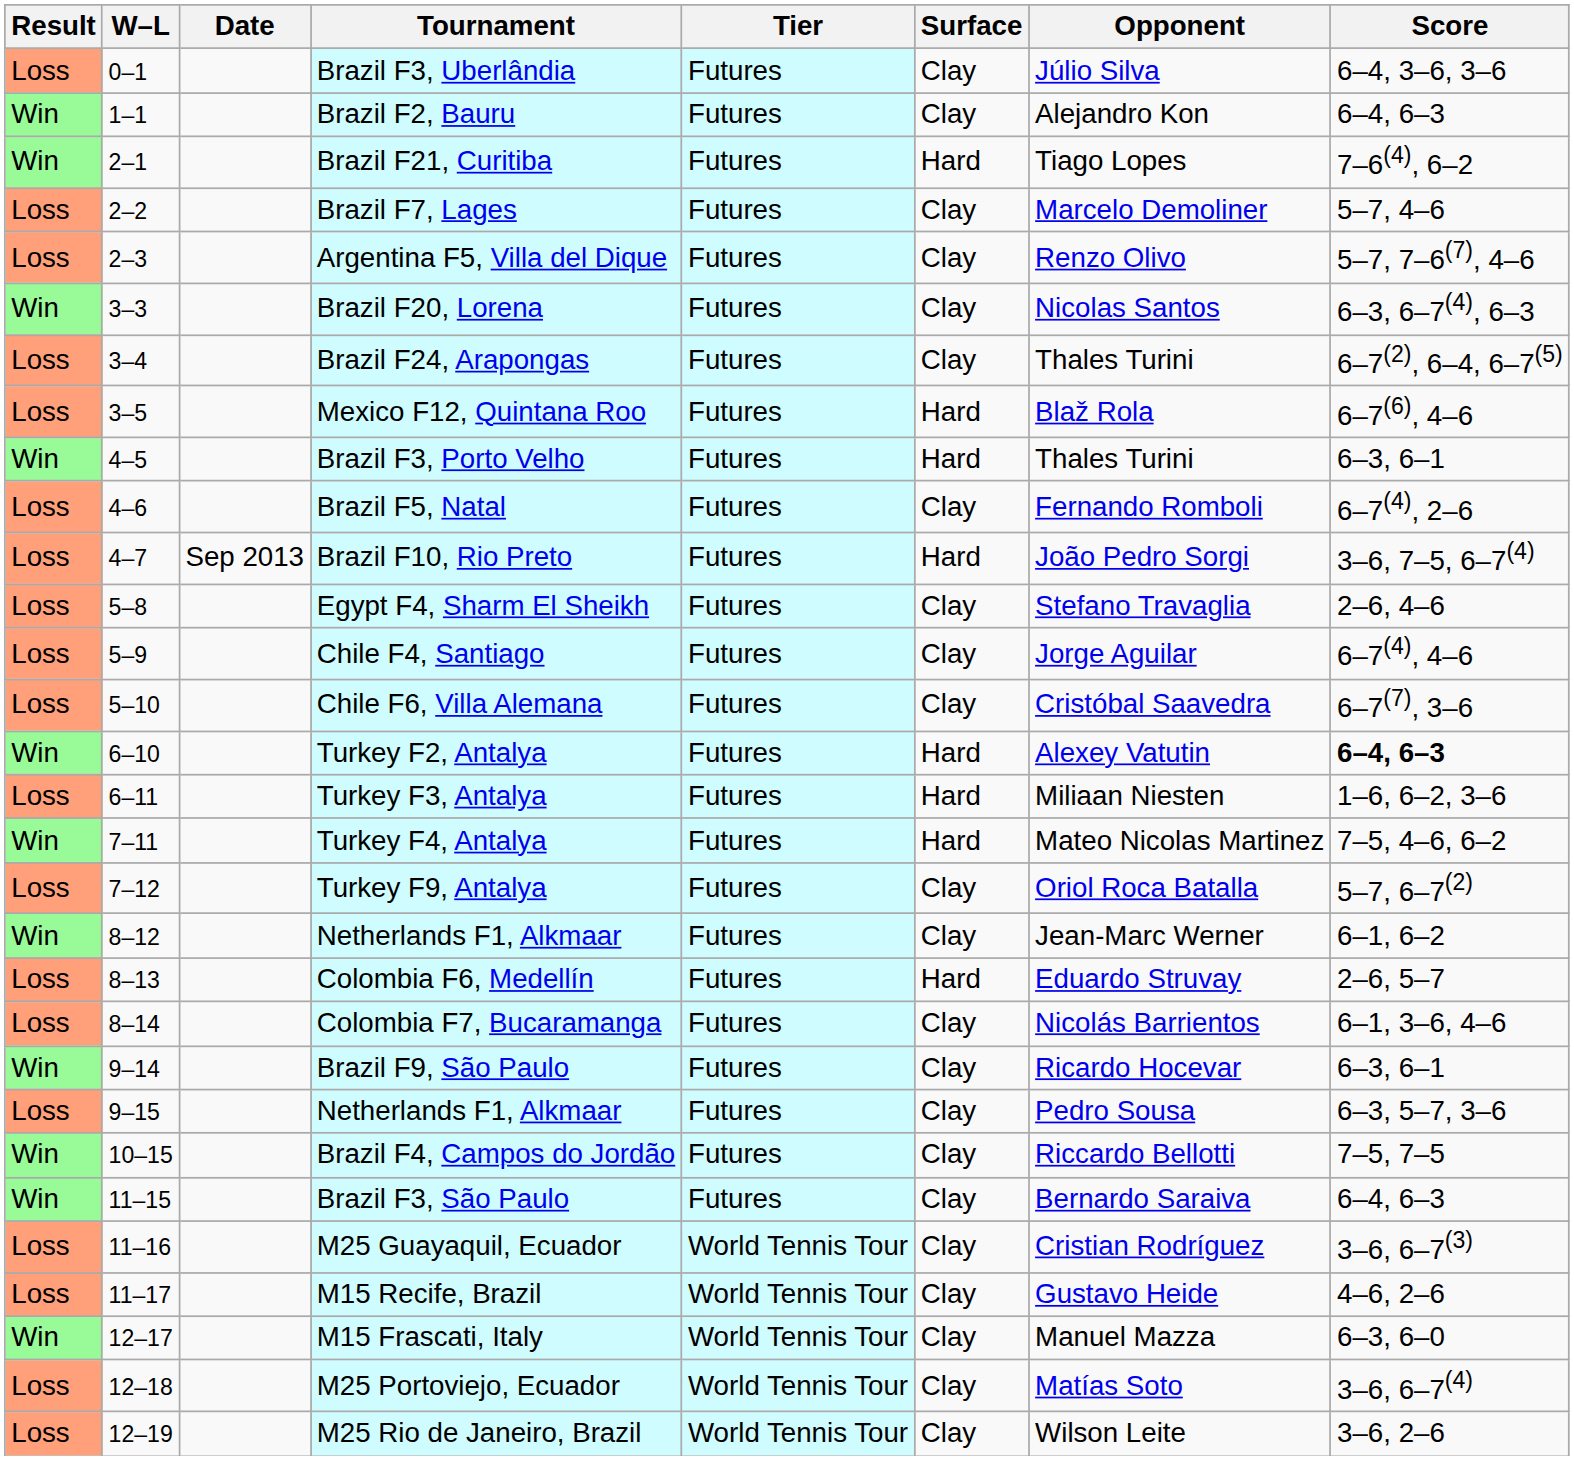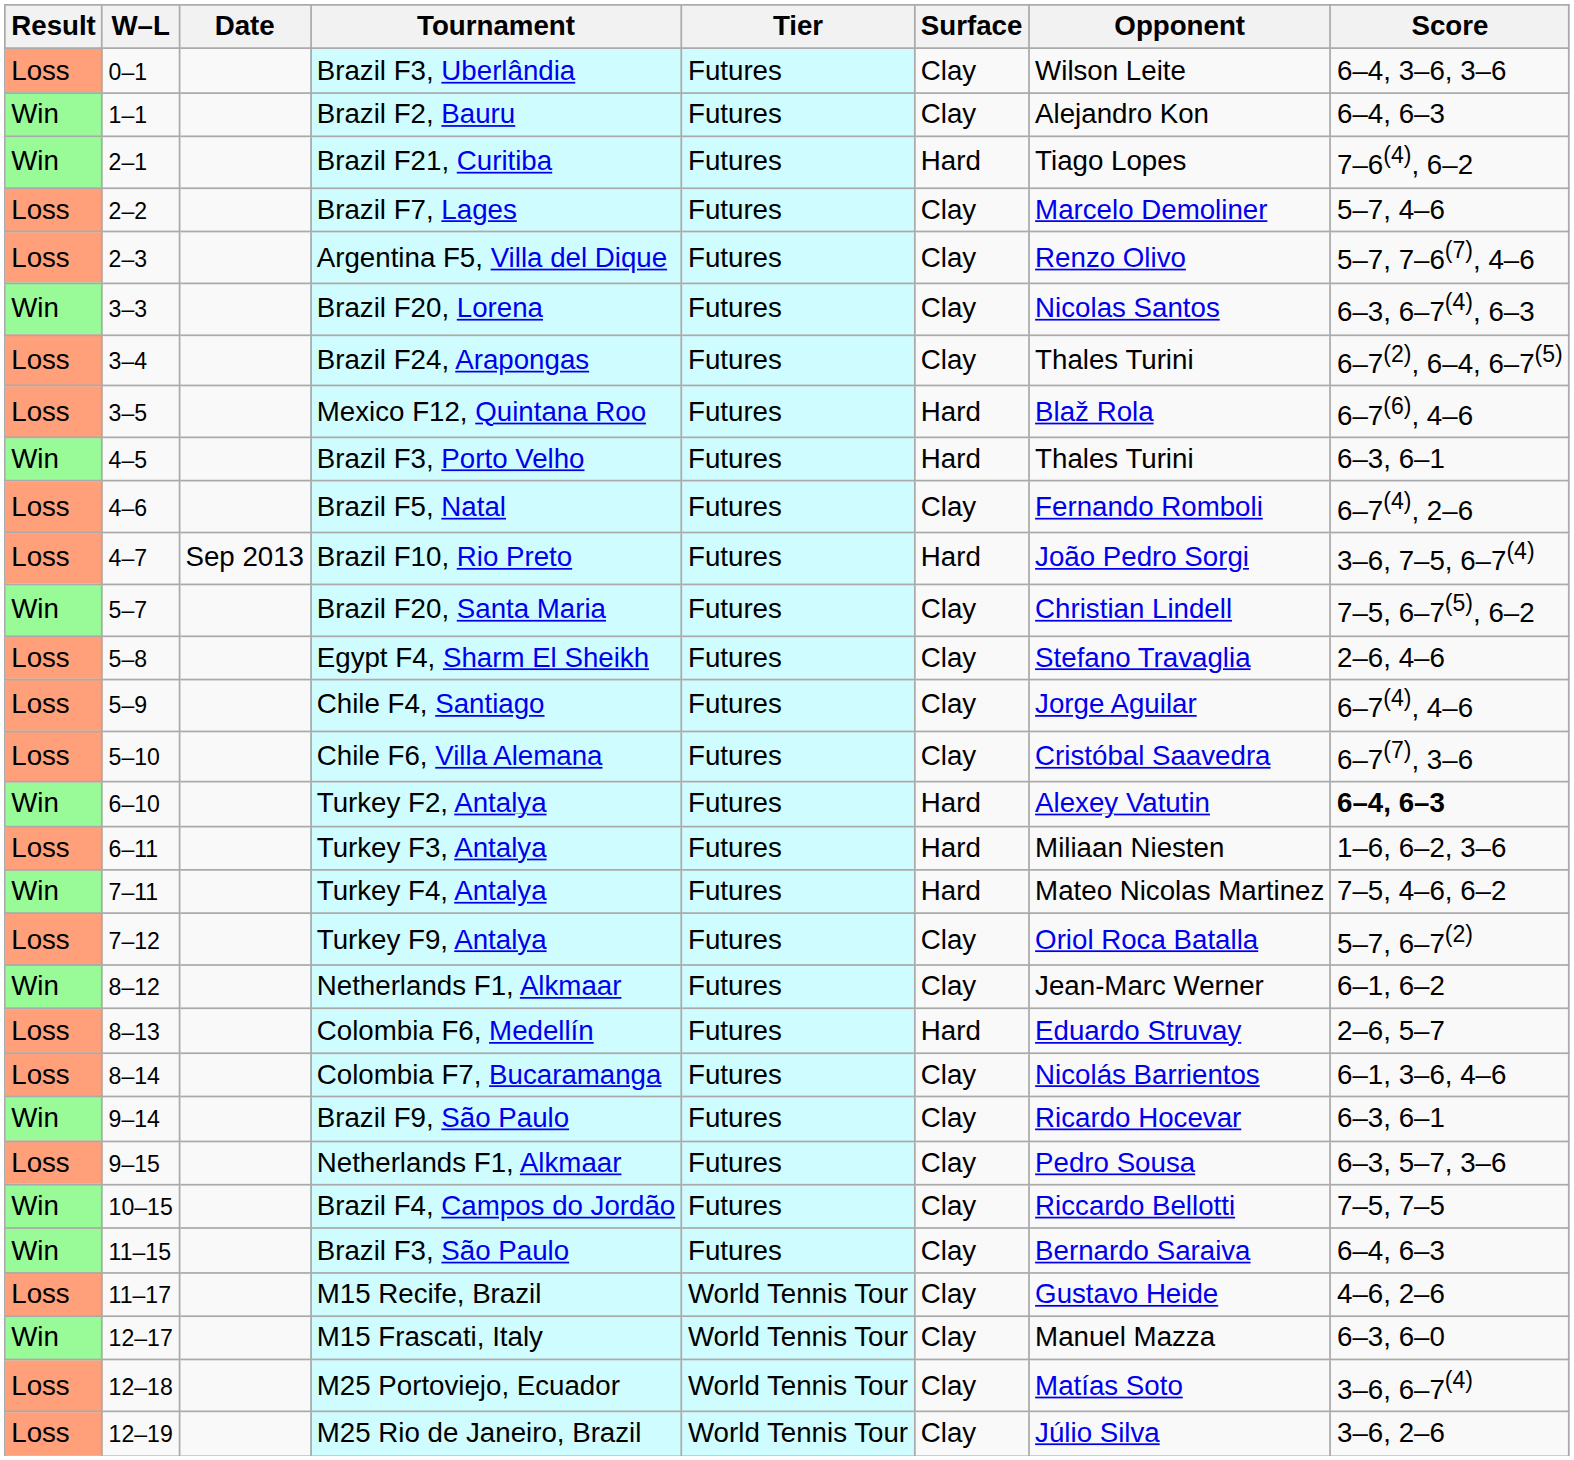(1097, 70) Júlio Silva -> (1110, 70) Wilson Leite
+ row: (128, 611)
- row: (140, 1248)
(1110, 1433) Wilson Leite -> (1097, 1433) Júlio Silva
